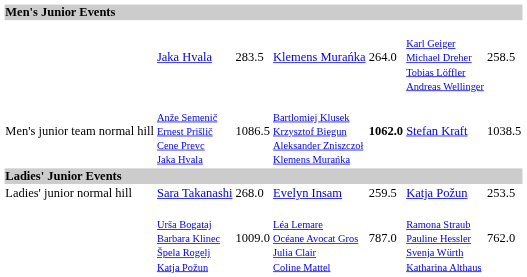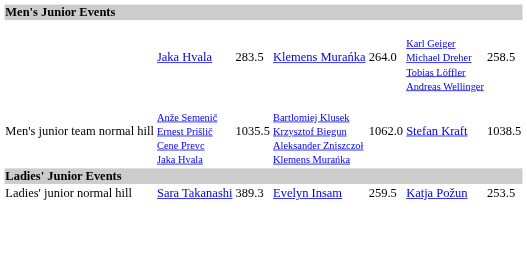(253, 131) 1086.5 -> (253, 131) 1035.5
(386, 131) bold -> (386, 131) normal
(250, 193) 268.0 -> (250, 193) 389.3
- row: (189, 246)
